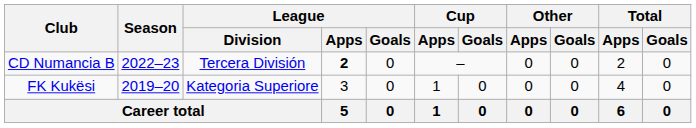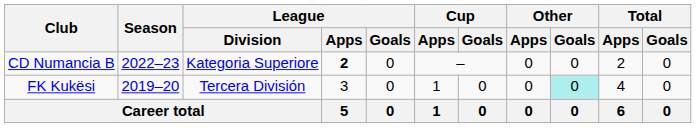(252, 63) Tercera División -> (252, 63) Kategoria Superiore
(252, 87) Kategoria Superiore -> (252, 87) Tercera División
(575, 87) no background -> (575, 87) paleturquoise background
